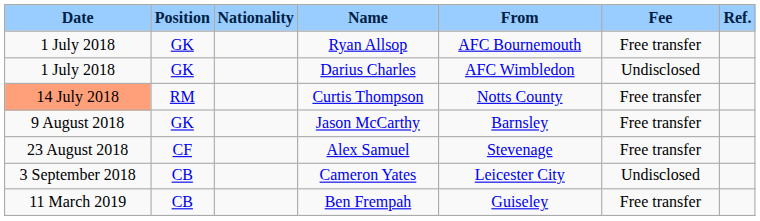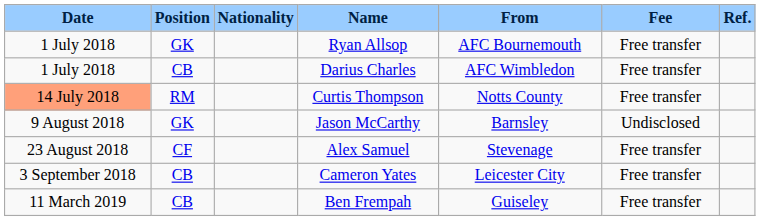(182, 70) GK -> (182, 70) CB
(660, 70) Undisclosed -> (660, 70) Free transfer
(660, 123) Free transfer -> (660, 123) Undisclosed
(660, 176) Undisclosed -> (660, 176) Free transfer
